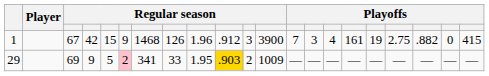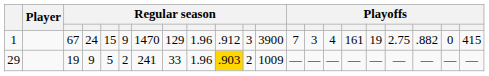(91, 40) 42 -> (91, 40) 24
(147, 40) 1468 -> (147, 40) 1470
(175, 40) 126 -> (175, 40) 129
(73, 60) 69 -> (73, 60) 19
(125, 60) pink background -> (125, 60) no background
(147, 60) 341 -> (147, 60) 241
(201, 60) 1.95 -> (201, 60) 1.96
